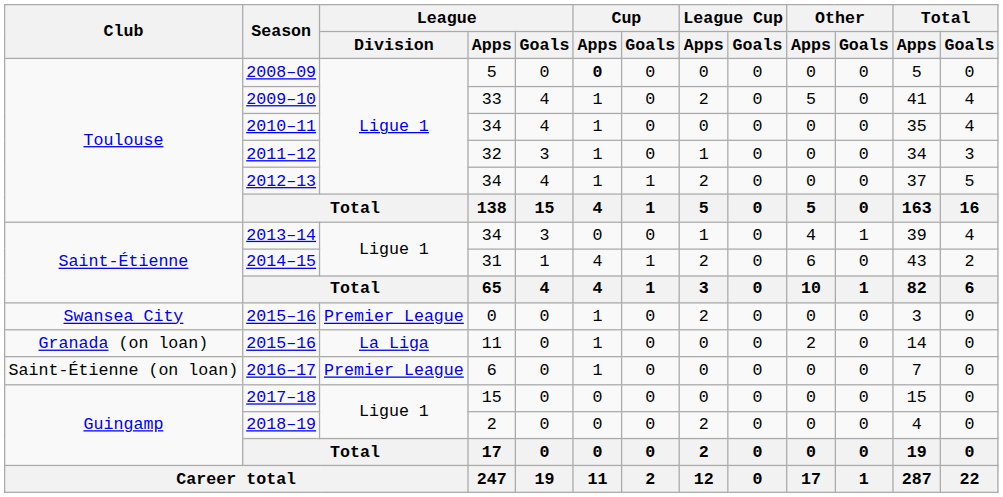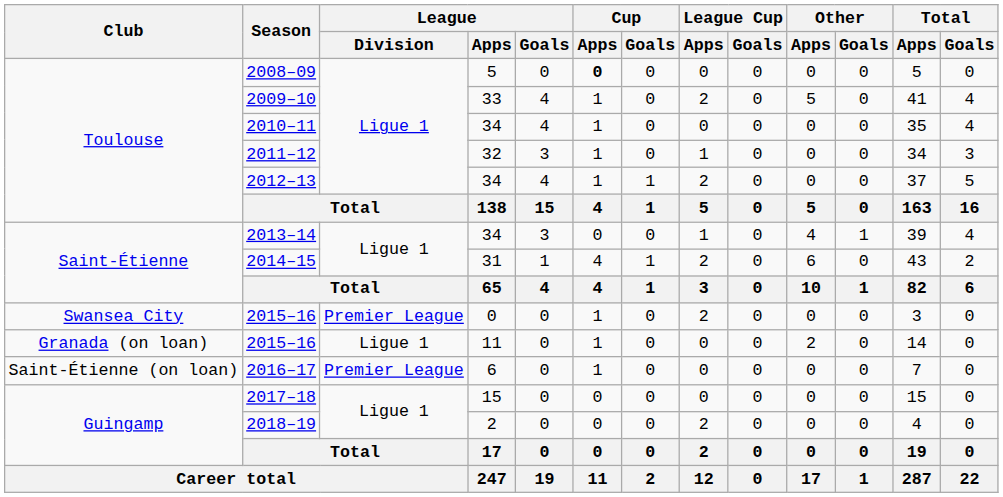(394, 344) La Liga -> (394, 344) Ligue 1
